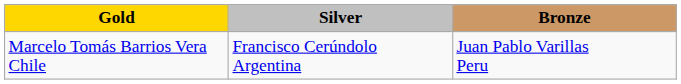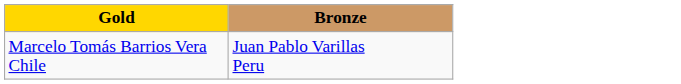- column: (340, 18)
